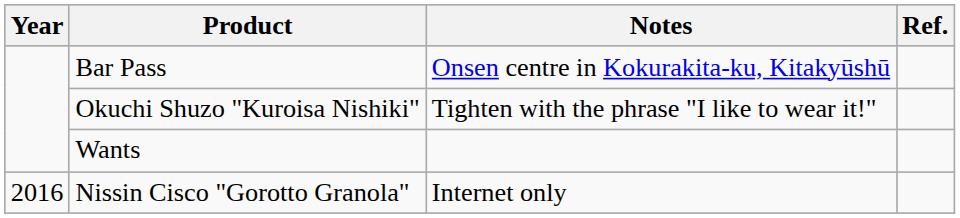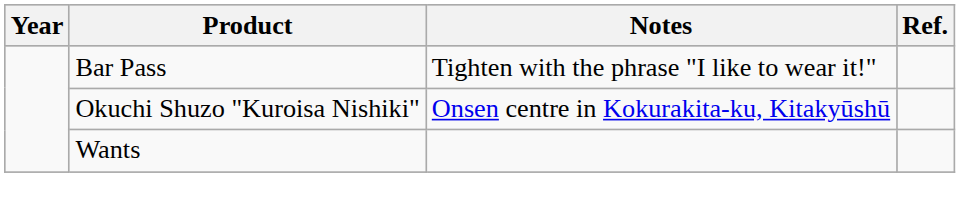(661, 66) Onsen centre in Kokurakita-ku, Kitakyūshū -> (654, 66) Tighten with the phrase "I like to wear it!"
(654, 108) Tighten with the phrase "I like to wear it!" -> (661, 108) Onsen centre in Kokurakita-ku, Kitakyūshū
- row: (242, 191)
